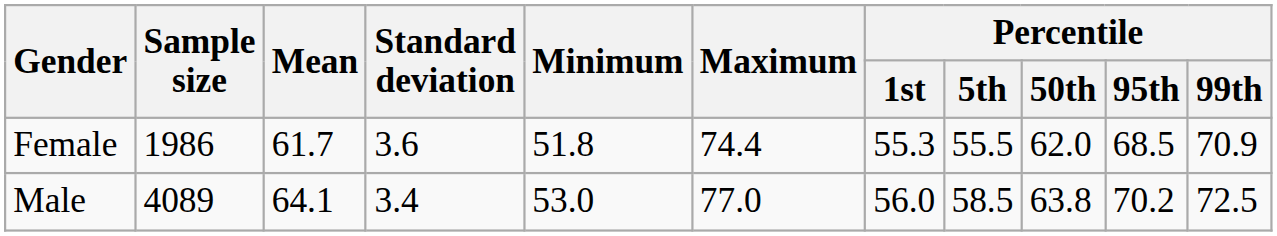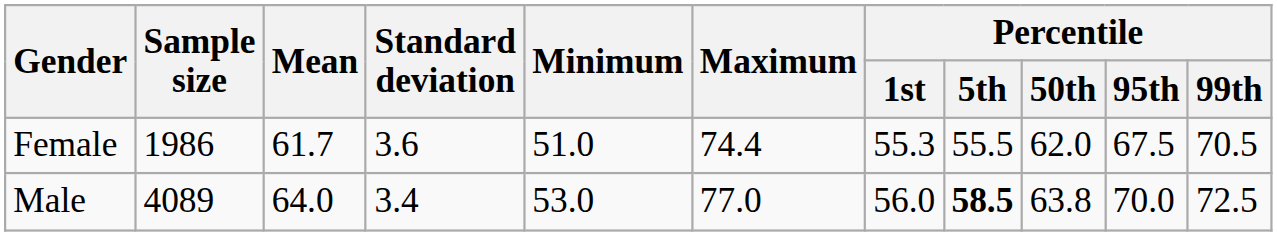(563, 144) 51.8 -> (563, 144) 51.0
(1144, 144) 68.5 -> (1144, 144) 67.5
(1227, 144) 70.9 -> (1227, 144) 70.5
(303, 200) 64.1 -> (303, 200) 64.0
(982, 200) normal -> (982, 200) bold
(1144, 200) 70.2 -> (1144, 200) 70.0
